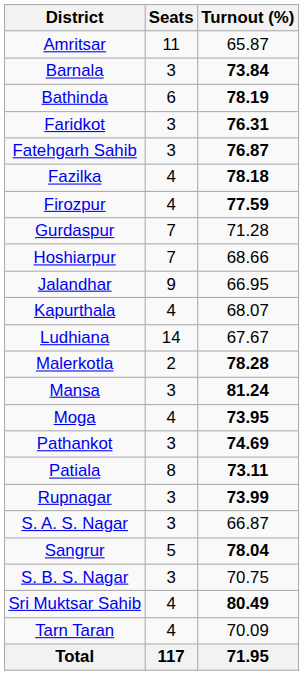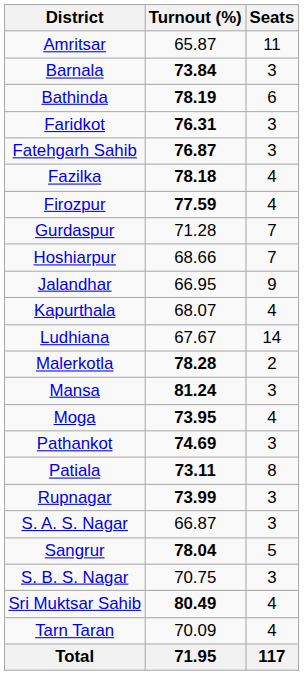columns swapped: (171, 17) <-> (248, 17)
